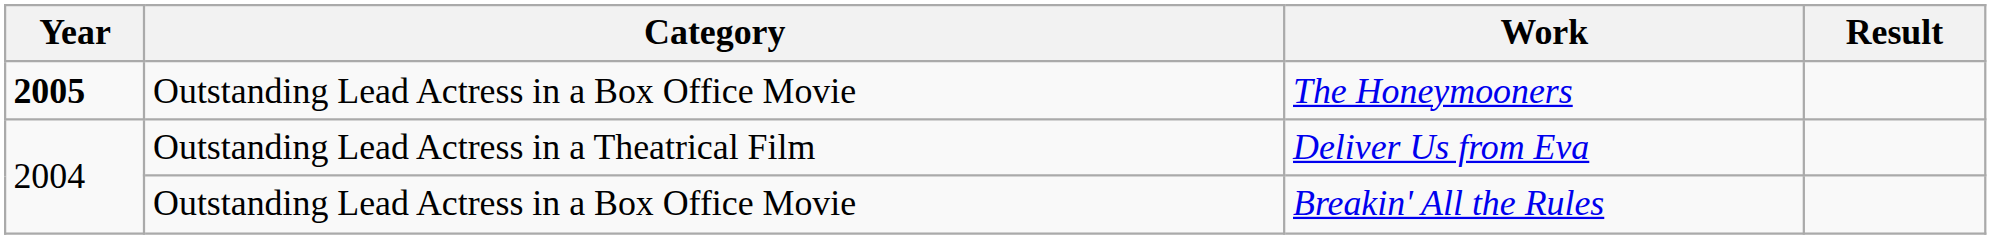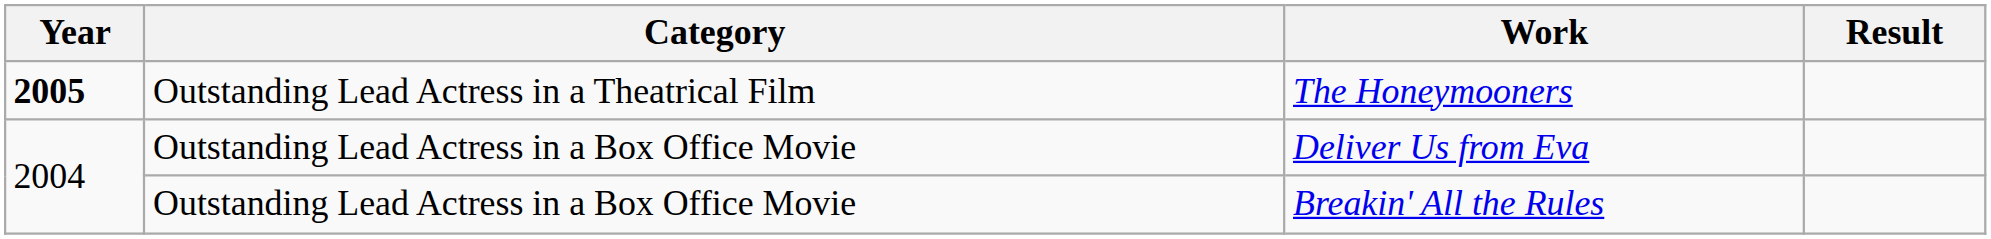(505, 89) Outstanding Lead Actress in a Box Office Movie -> (484, 89) Outstanding Lead Actress in a Theatrical Film
(484, 146) Outstanding Lead Actress in a Theatrical Film -> (505, 146) Outstanding Lead Actress in a Box Office Movie
